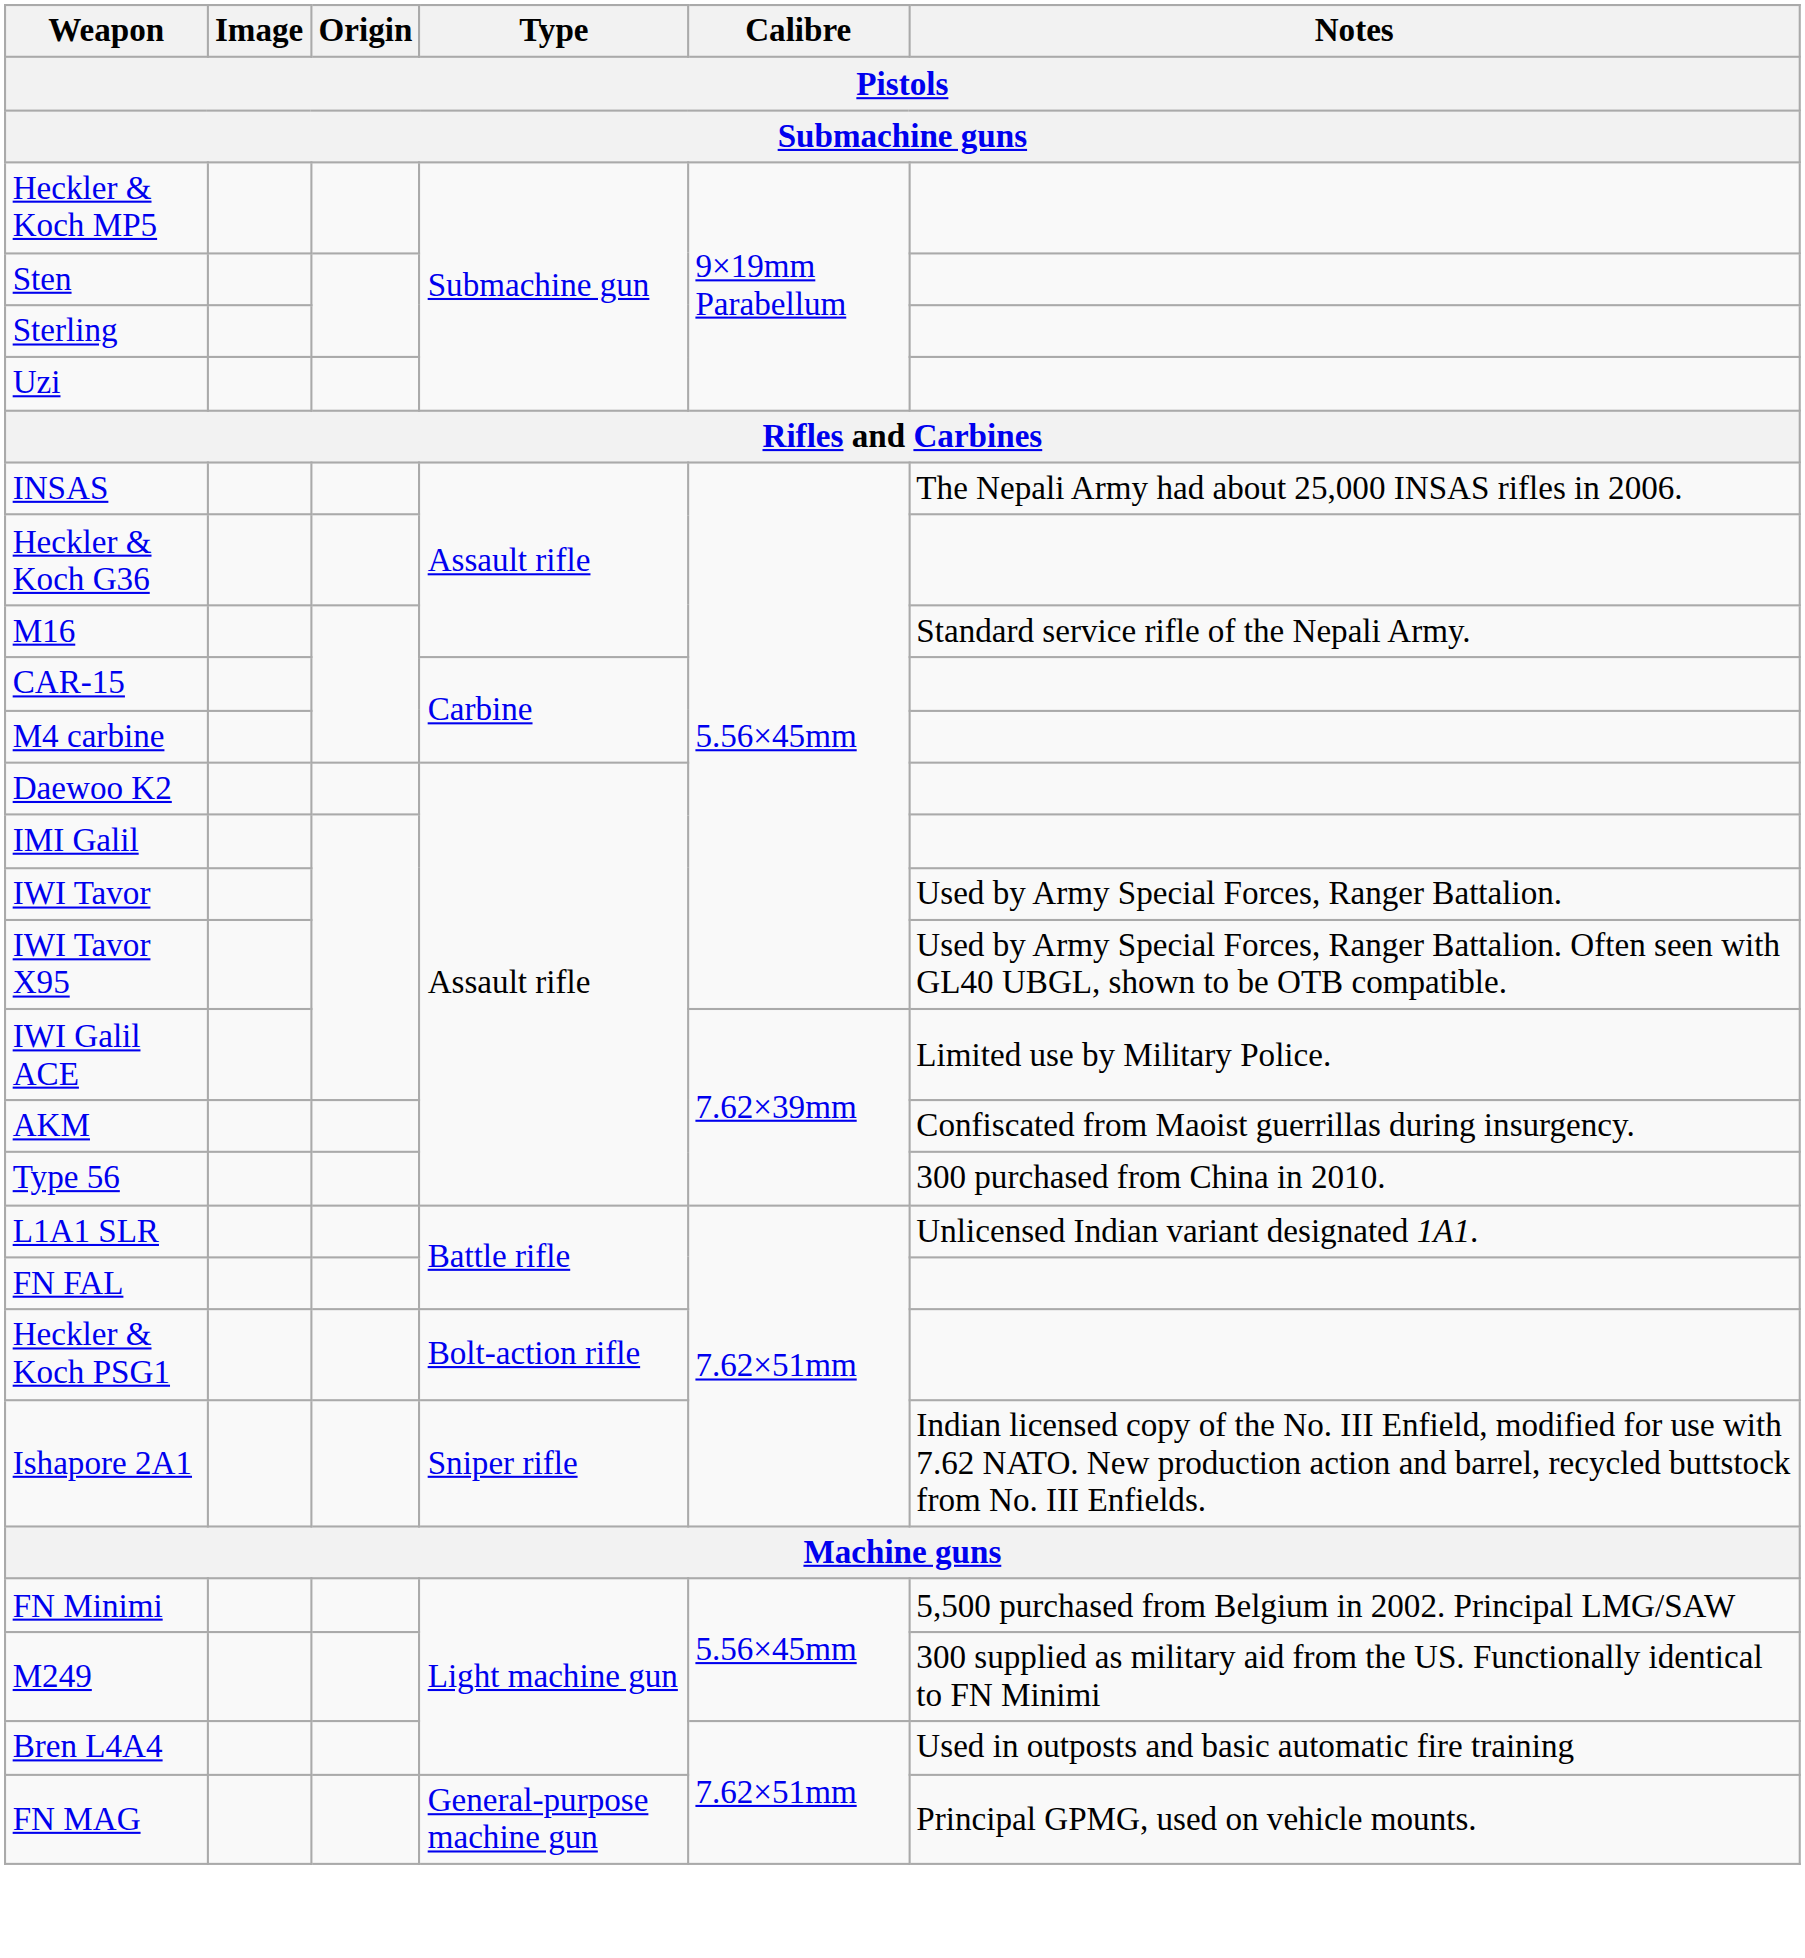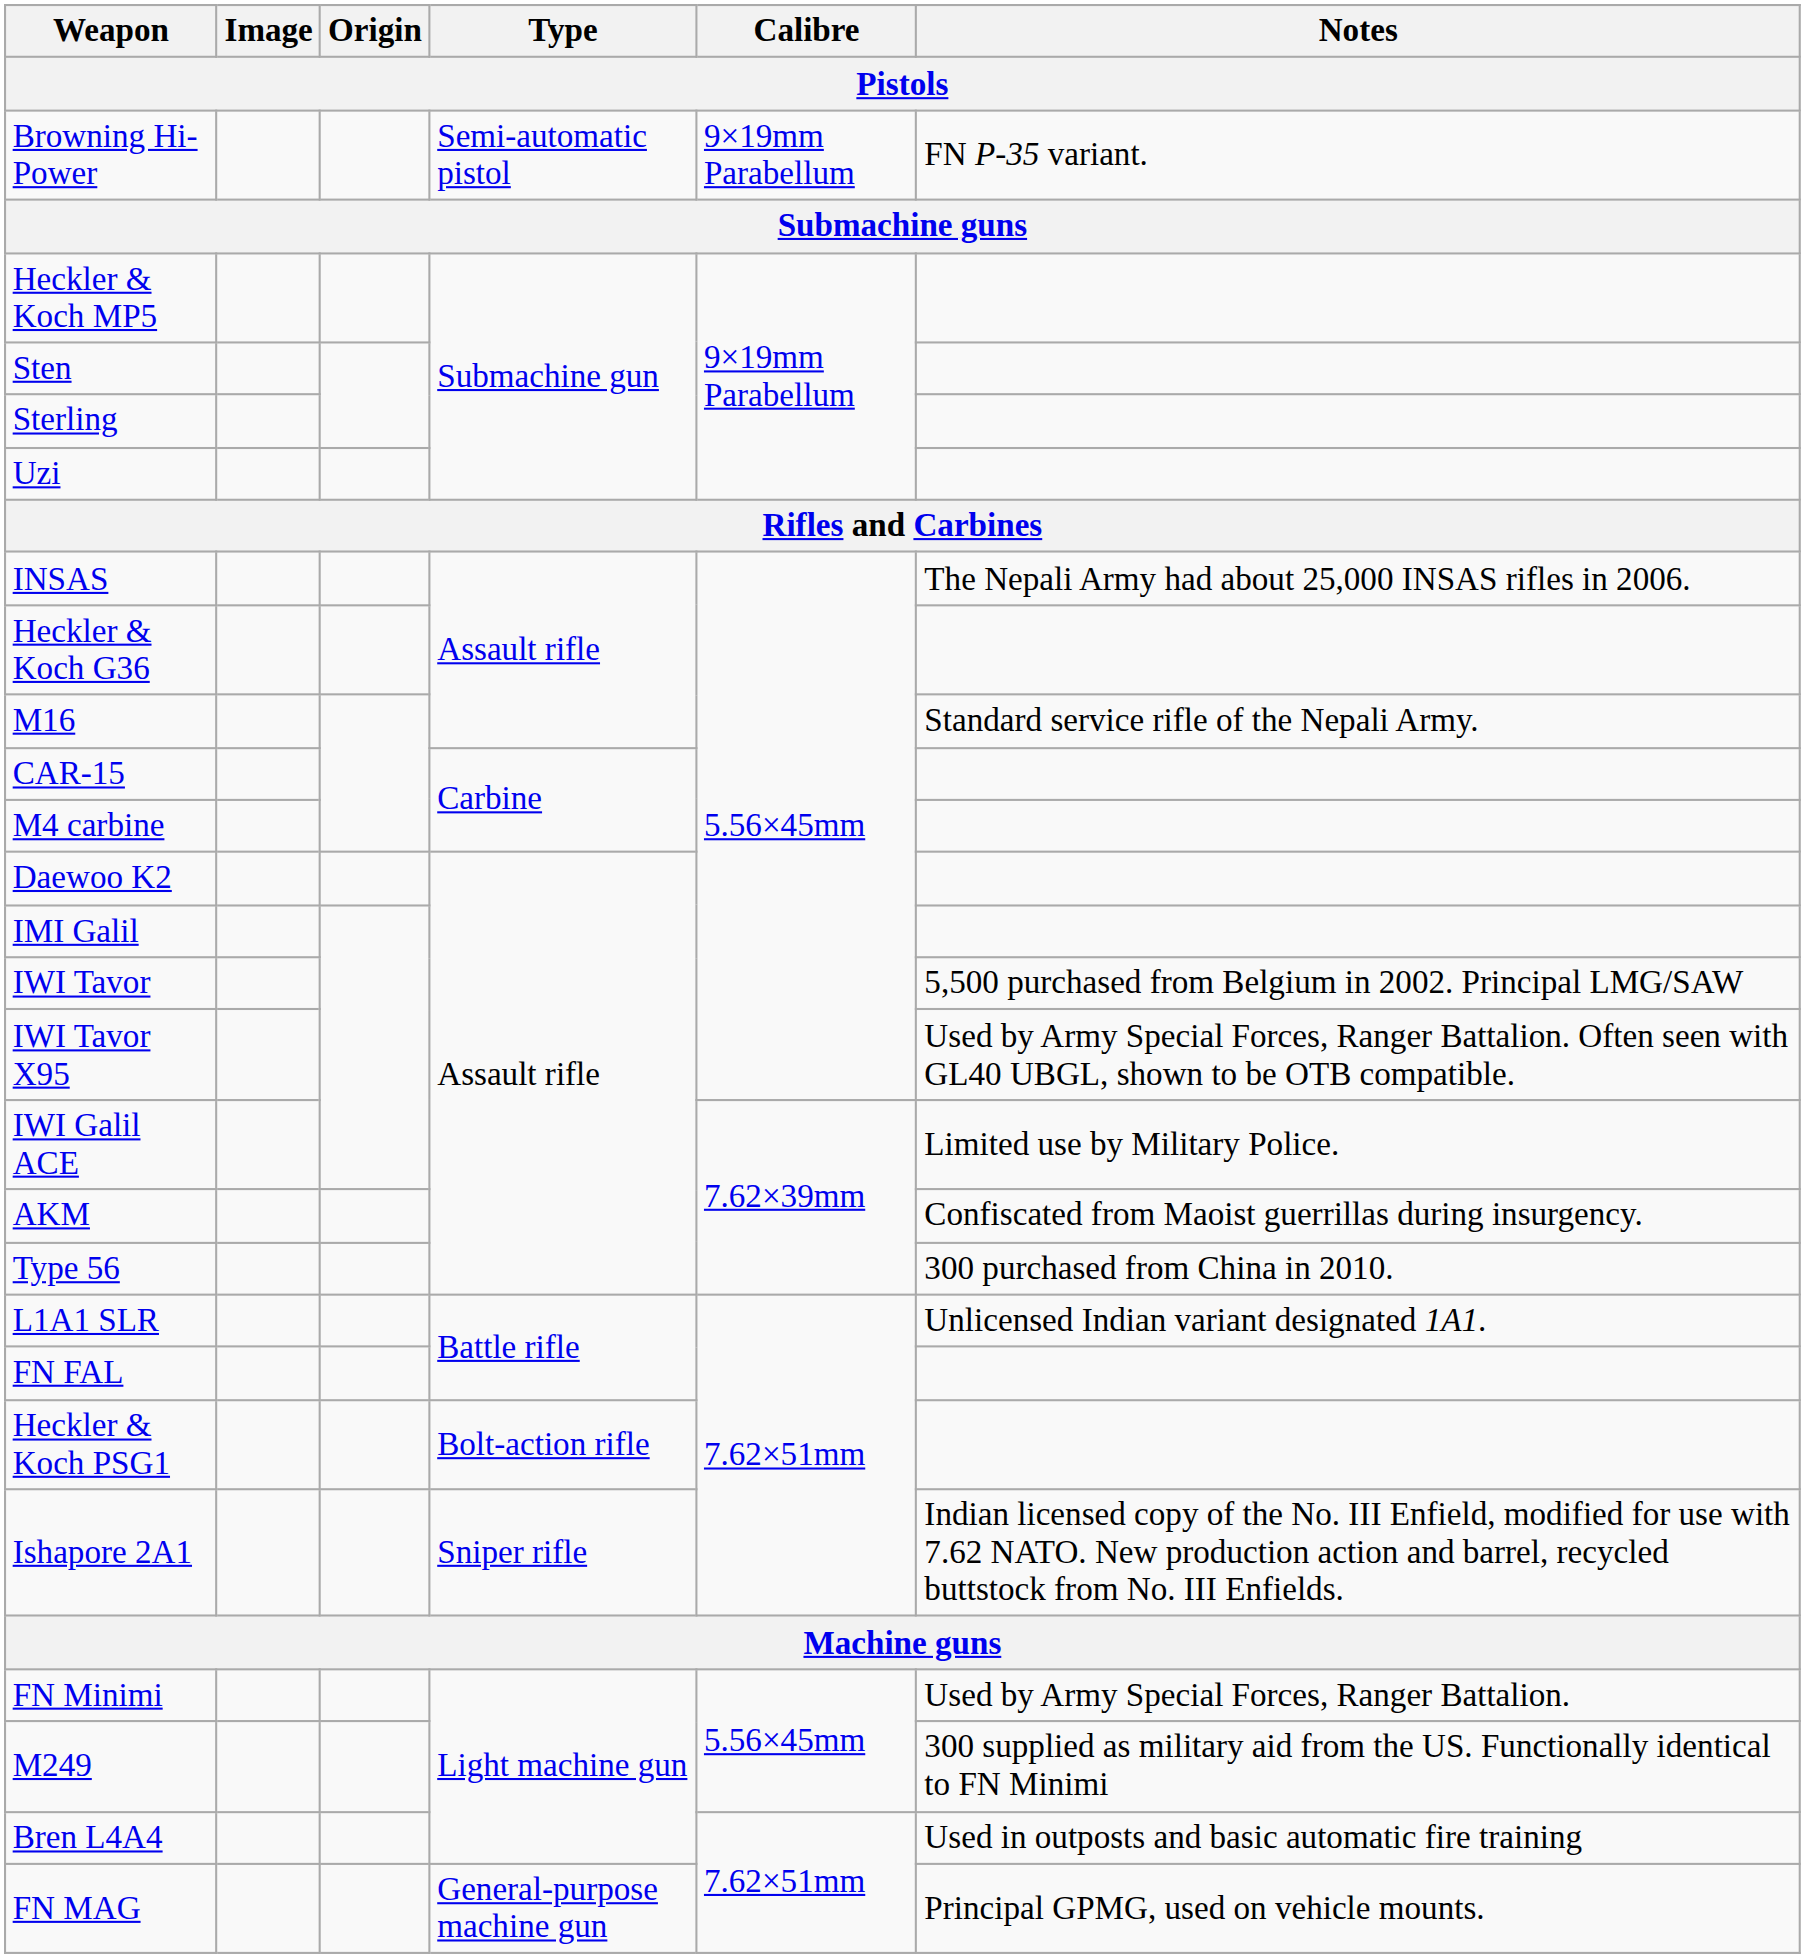+ row: (105, 154)
(1239, 893) Used by Army Special Forces, Ranger Battalion. -> (1334, 982) 5,500 purchased from Belgium in 2002. Principal LMG/SAW
(1326, 1604) 5,500 purchased from Belgium in 2002. Principal LMG/SAW -> (1247, 1694) Used by Army Special Forces, Ranger Battalion.
